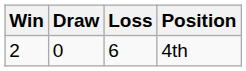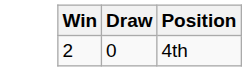- column: (130, 21)
